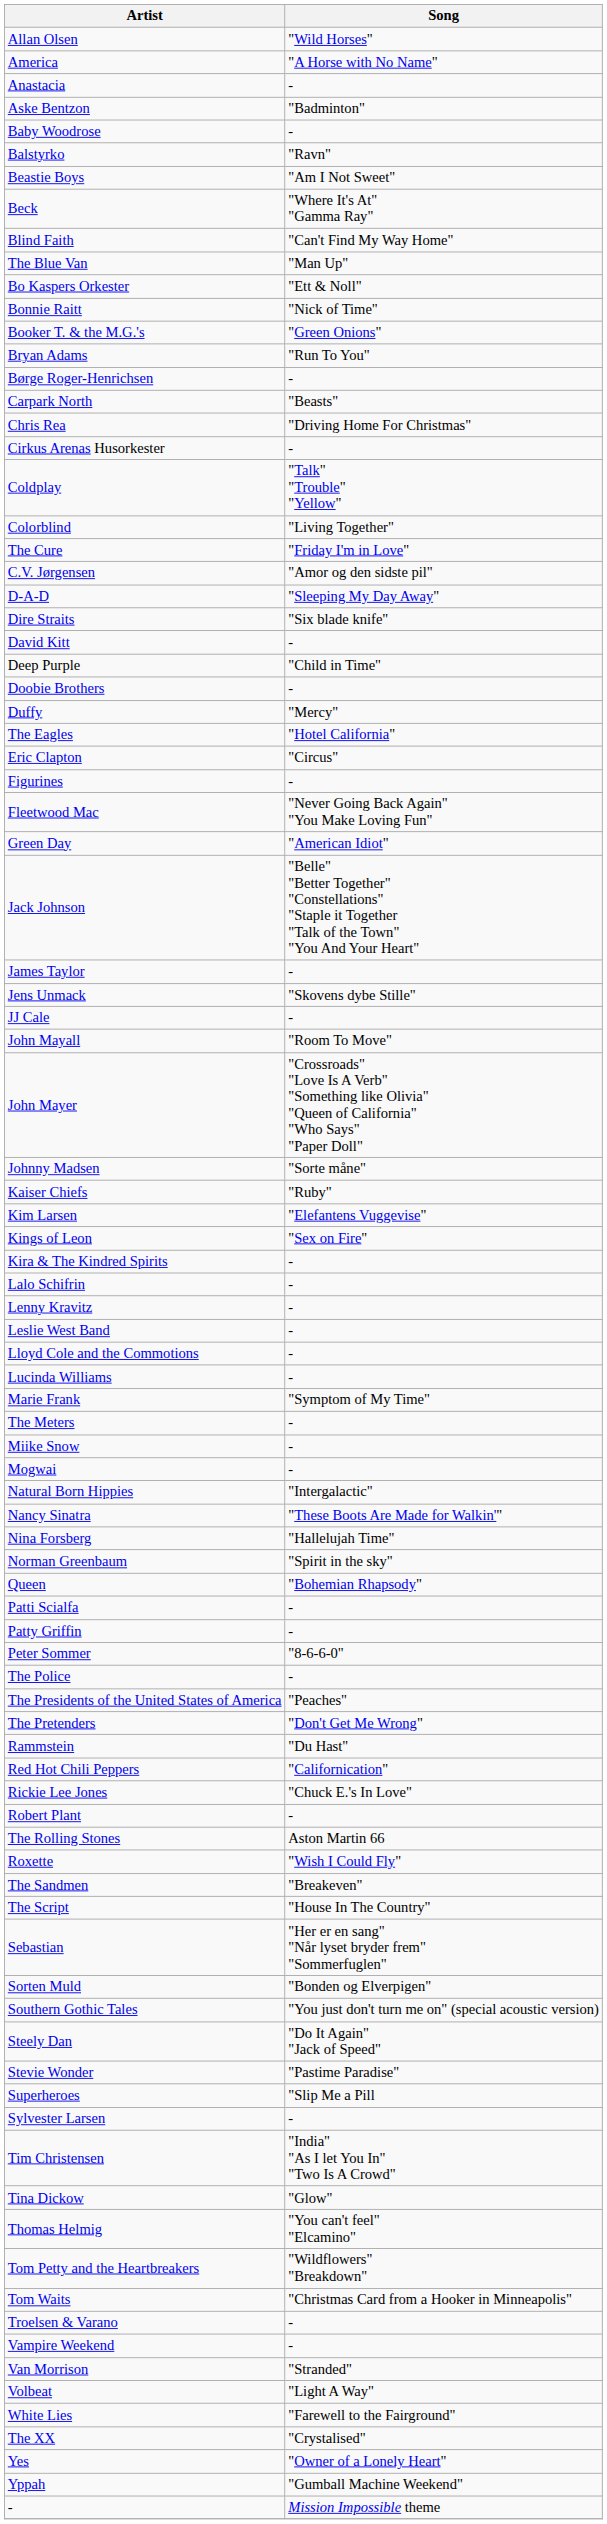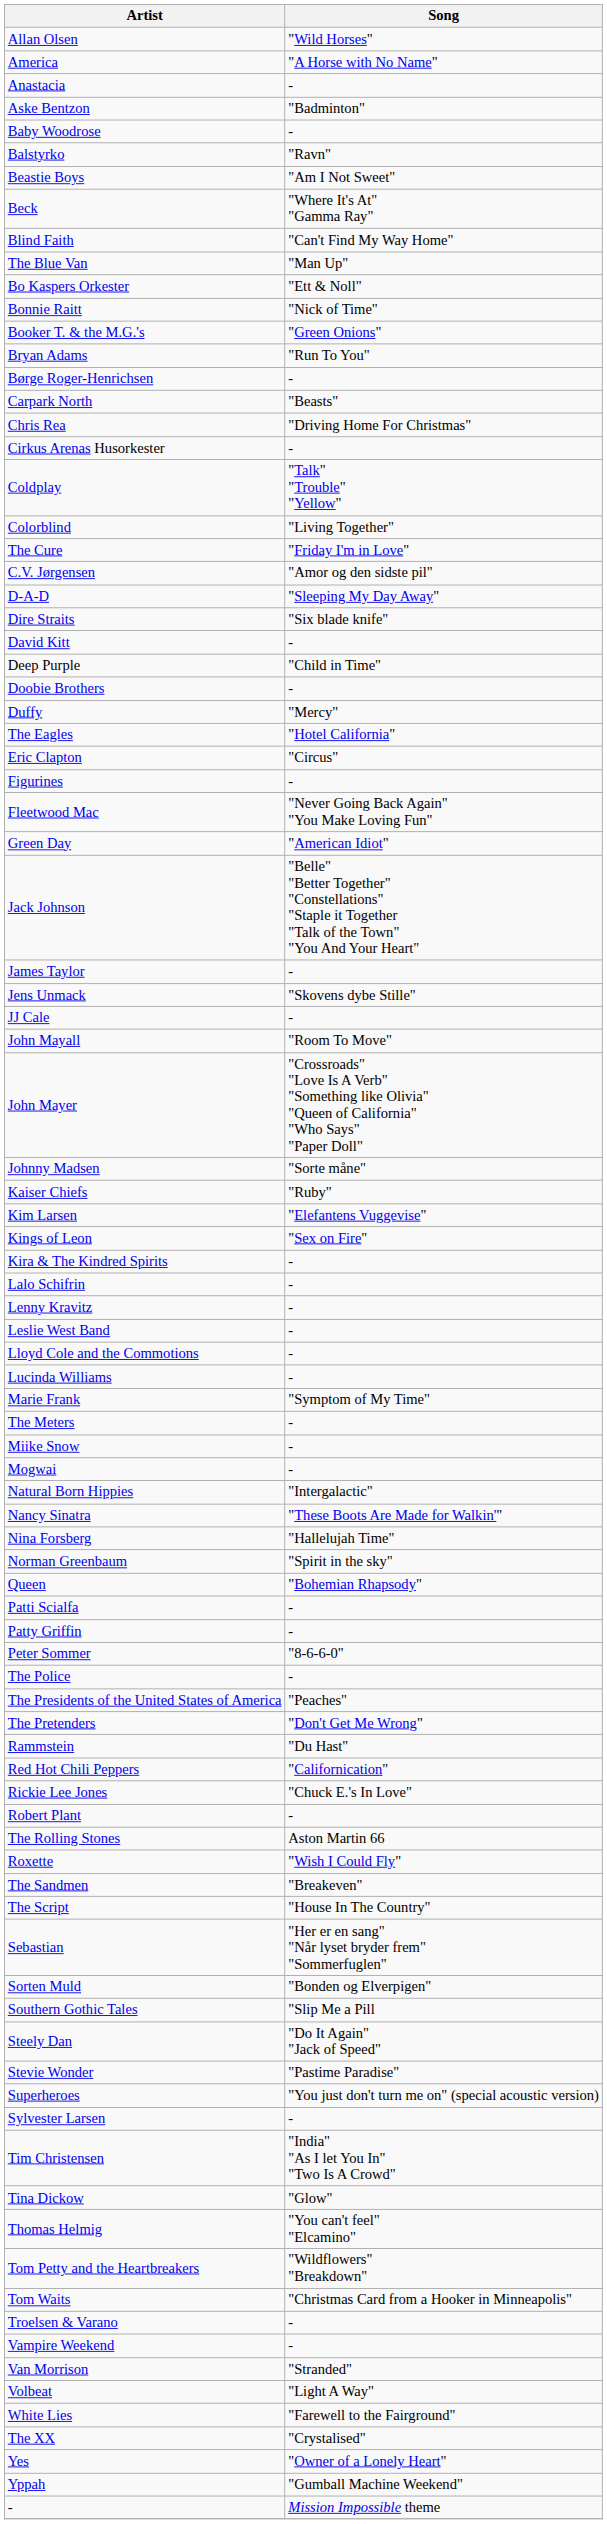(444, 2009) "You just don't turn me on" (special acoustic version) -> (331, 2009) "Slip Me a Pill
(331, 2095) "Slip Me a Pill -> (444, 2095) "You just don't turn me on" (special acoustic version)
